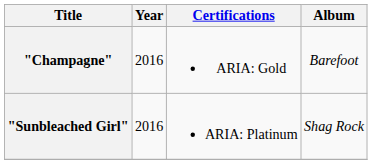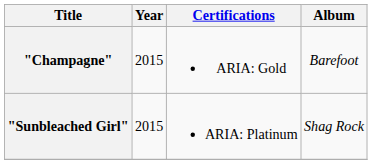(149, 59) 2016 -> (149, 59) 2015
(149, 126) 2016 -> (149, 126) 2015
